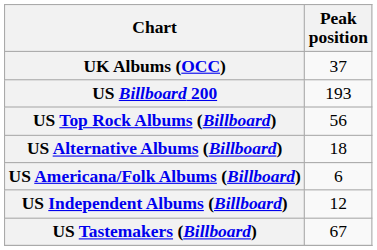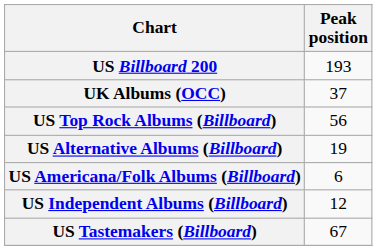rows swapped: (155, 65) <-> (155, 93)
(338, 148) 18 -> (338, 148) 19
